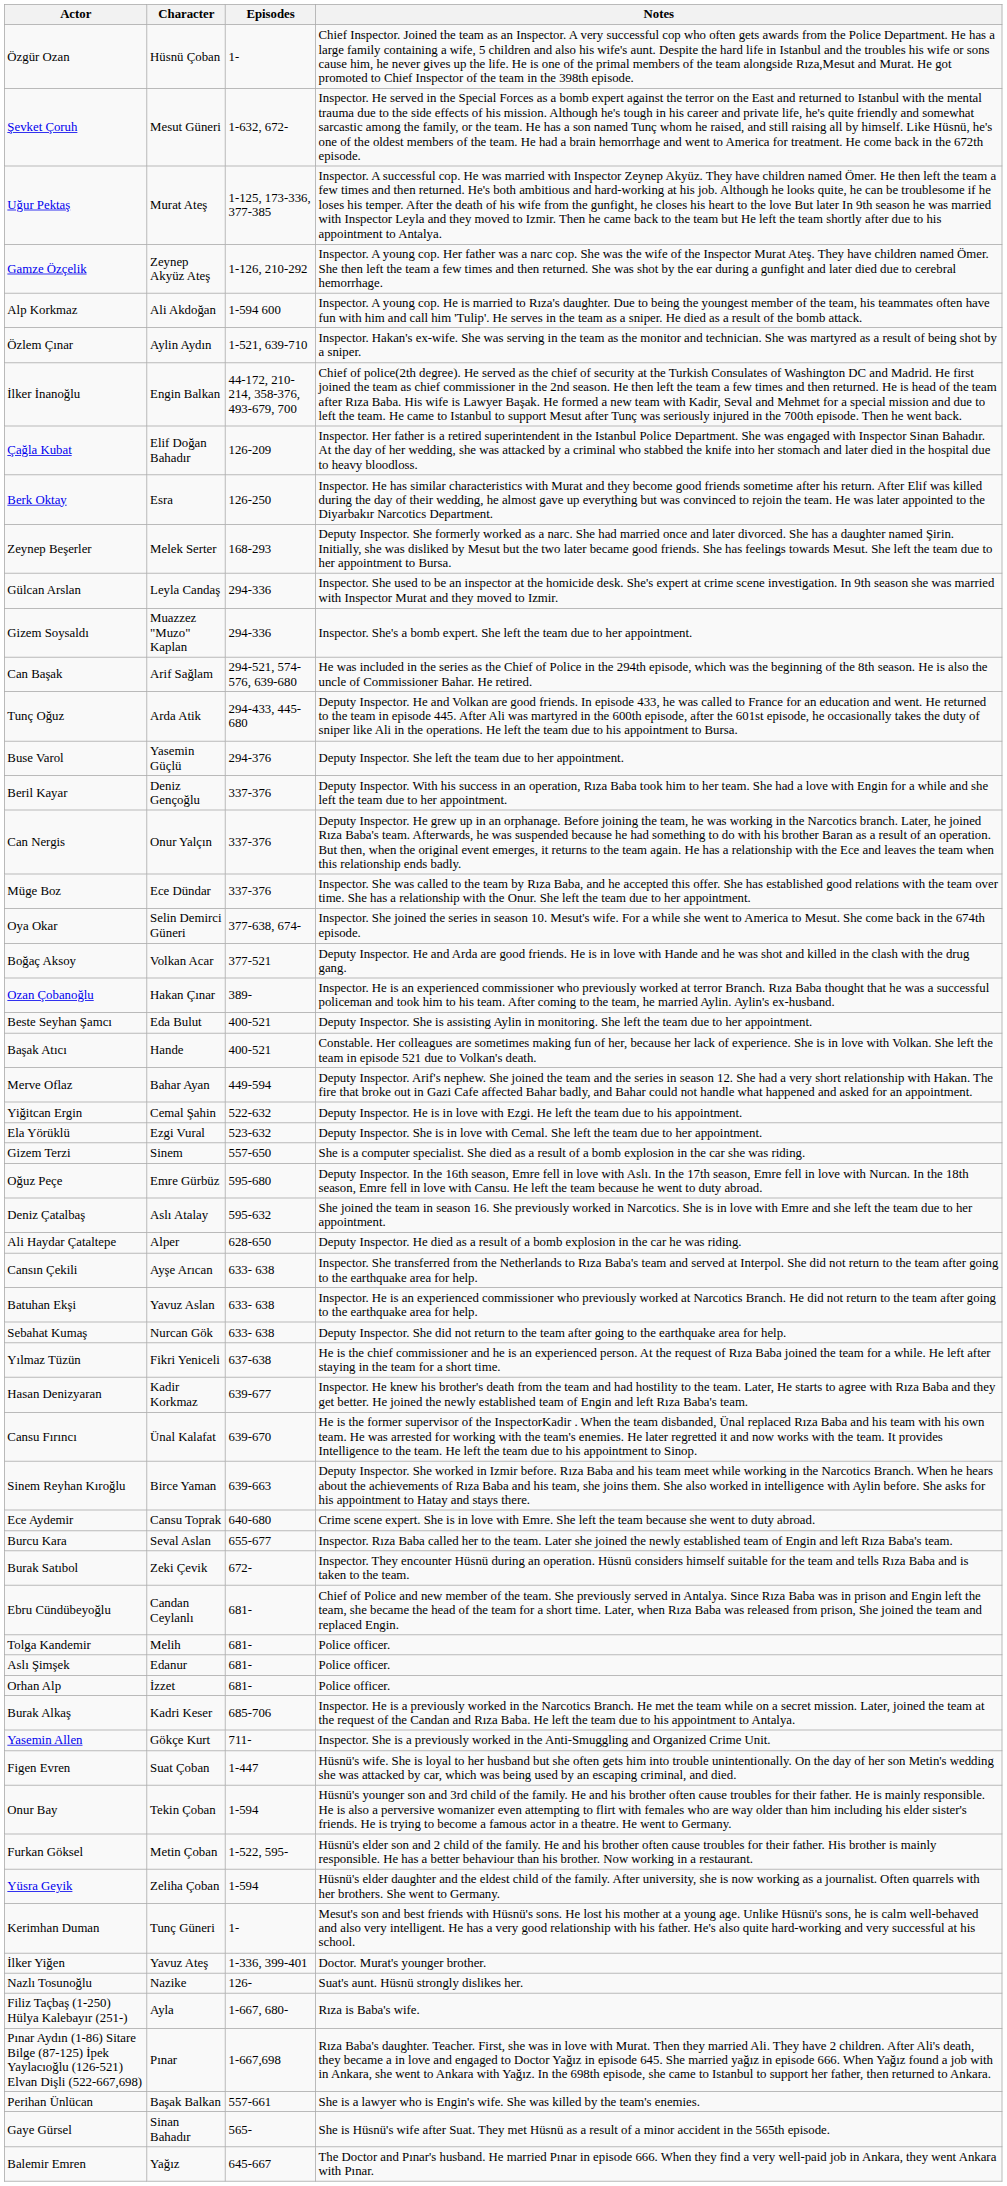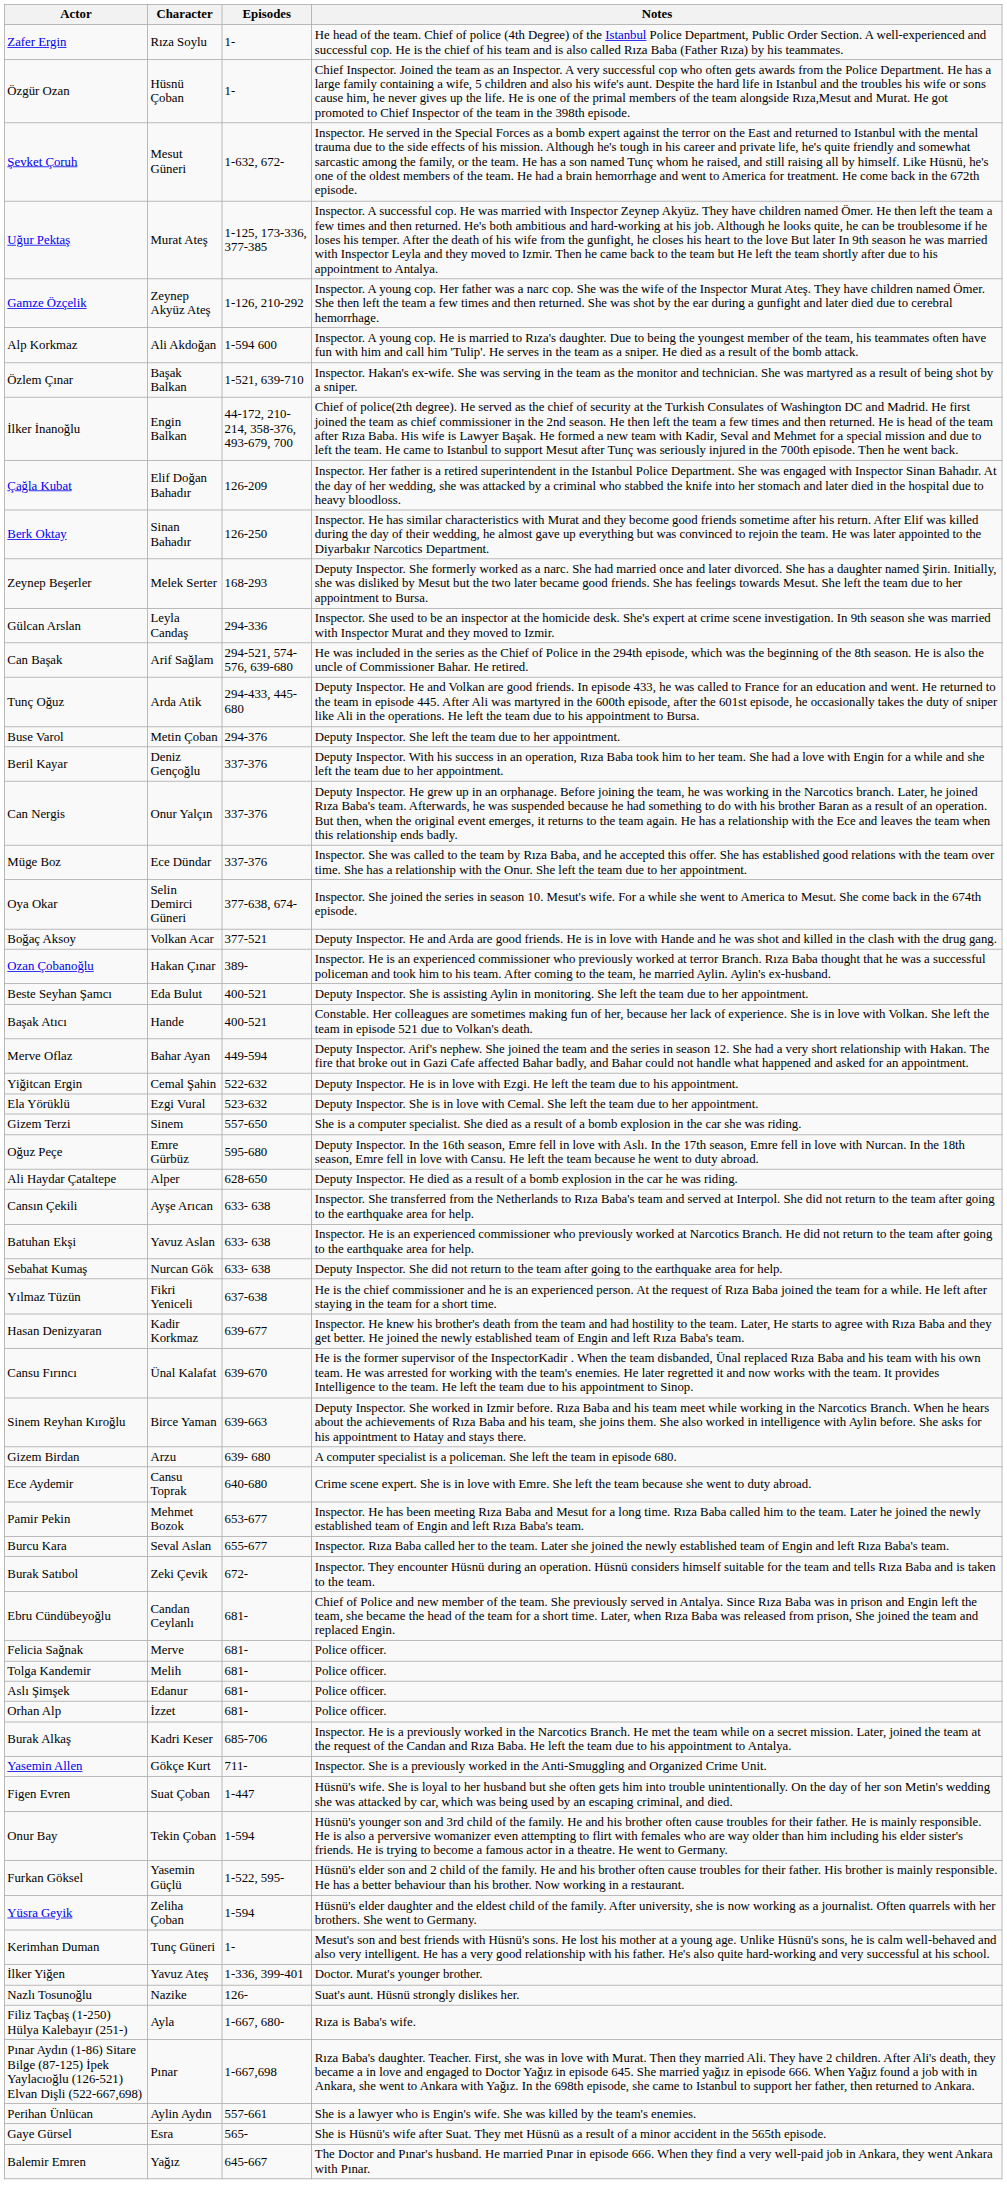+ row: (37, 42)
(181, 345) Aylin Aydın -> (169, 379) Başak Balkan
(161, 499) Esra -> (171, 534) Sinan Bahadır
- row: (48, 632)
(172, 758) Yasemin Güçlü -> (184, 736) Metin Çoban
- row: (46, 1215)
+ row: (43, 1456)
+ row: (39, 1519)
+ row: (45, 1650)
(184, 1851) Metin Çoban -> (173, 1877) Yasemin Güçlü
(185, 2101) Başak Balkan -> (181, 2113) Aylin Aydın
(170, 2129) Sinan Bahadır -> (162, 2133) Esra
